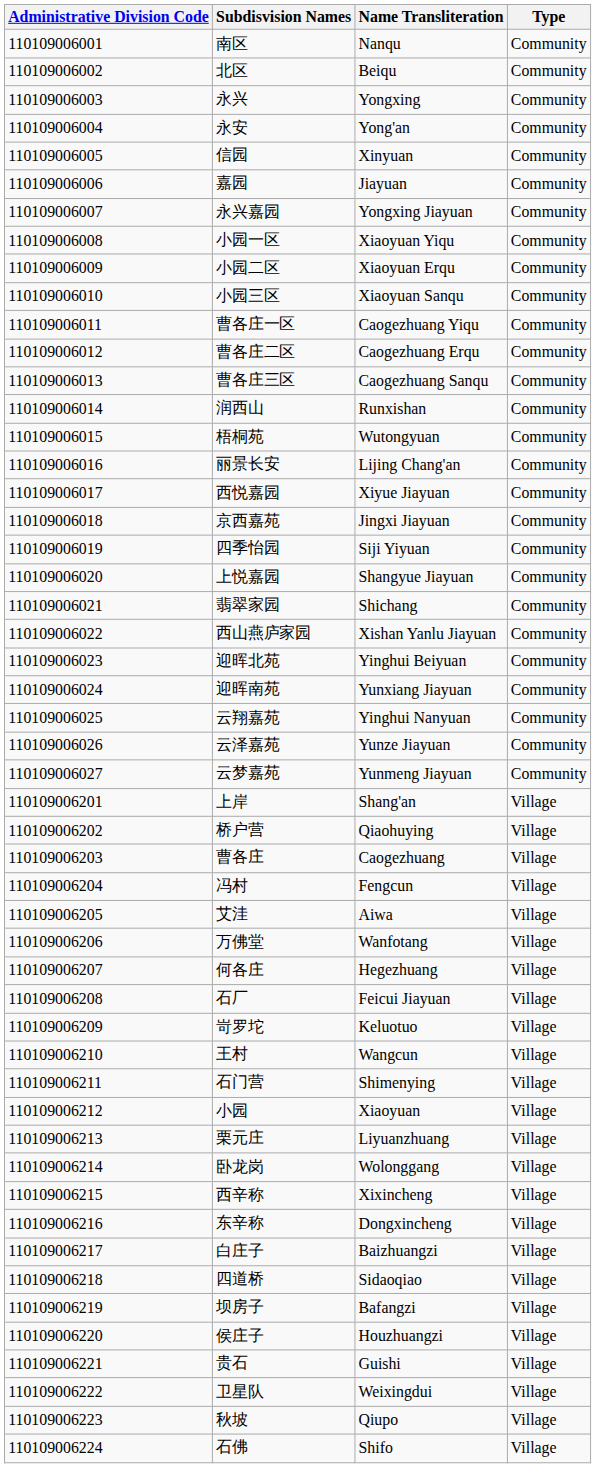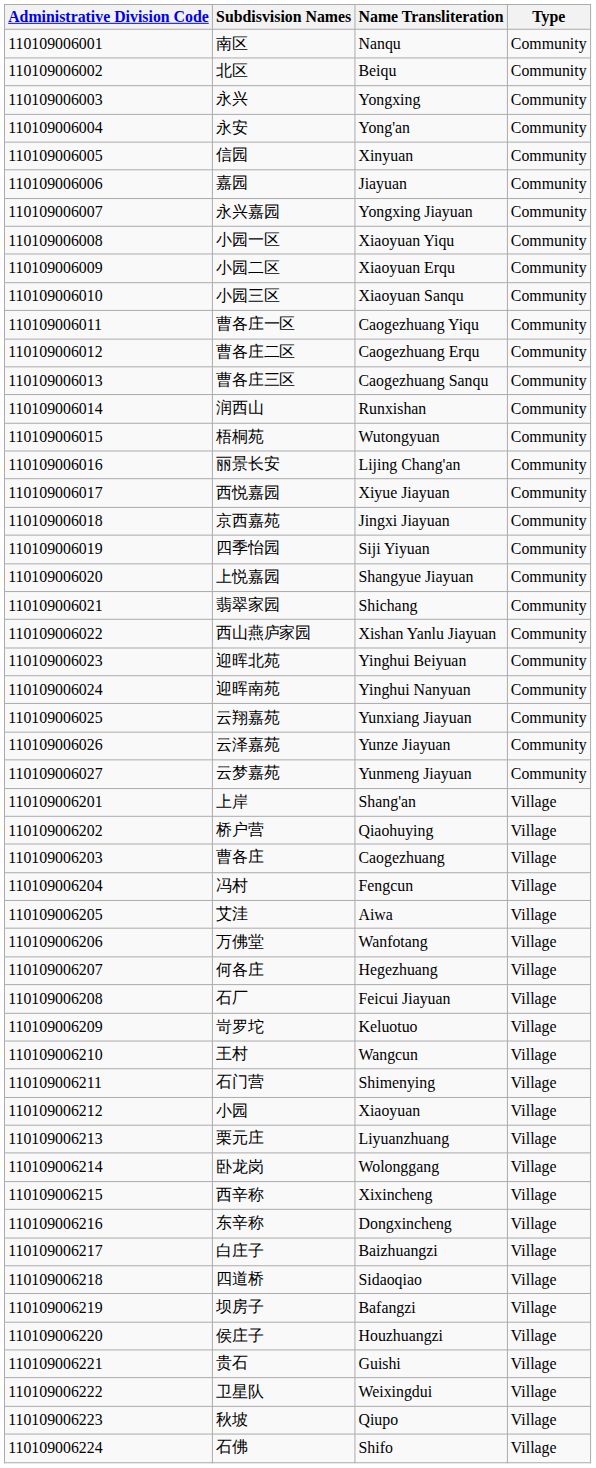(415, 689) Yunxiang Jiayuan -> (415, 689) Yinghui Nanyuan
(415, 717) Yinghui Nanyuan -> (415, 717) Yunxiang Jiayuan
